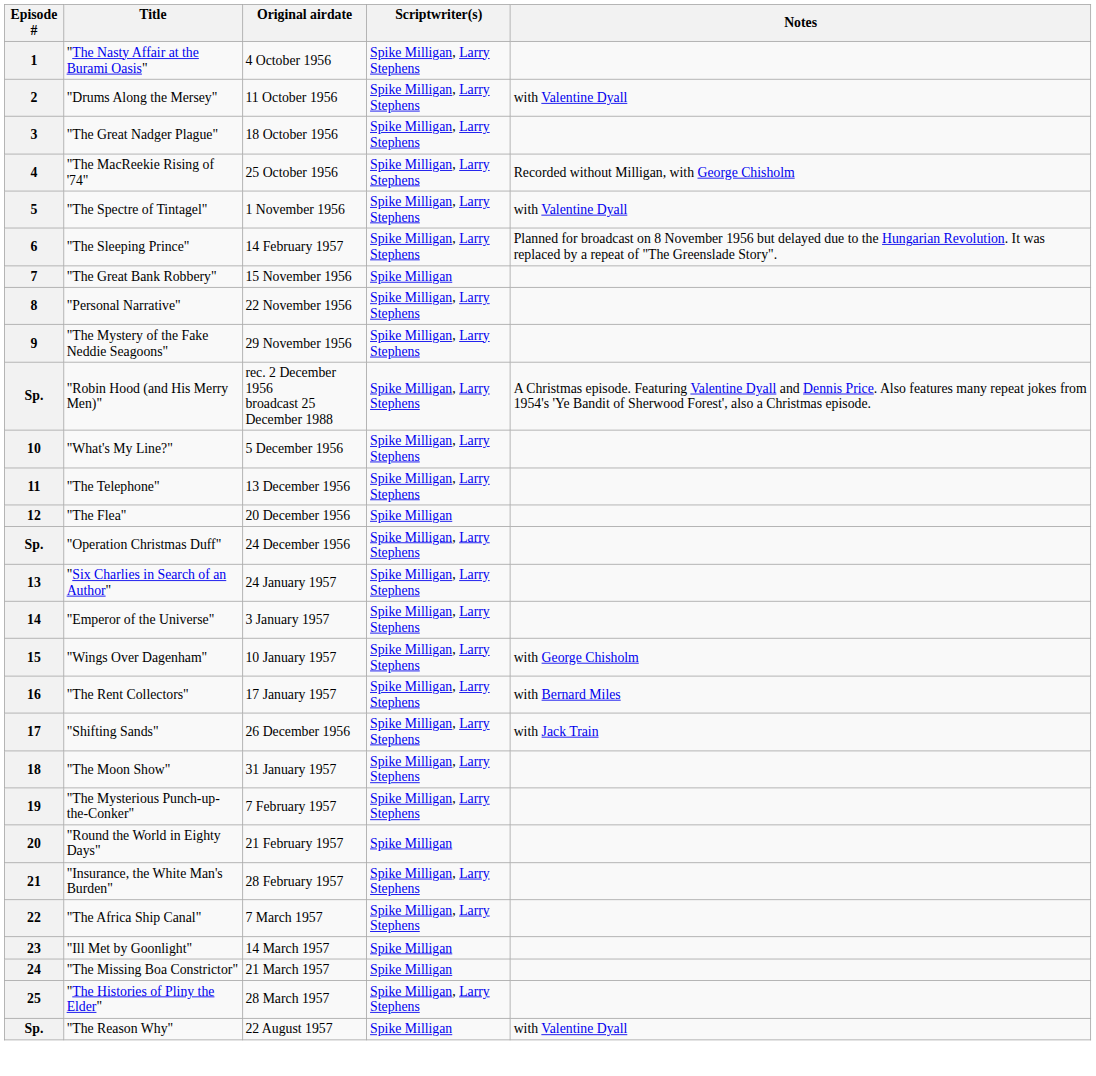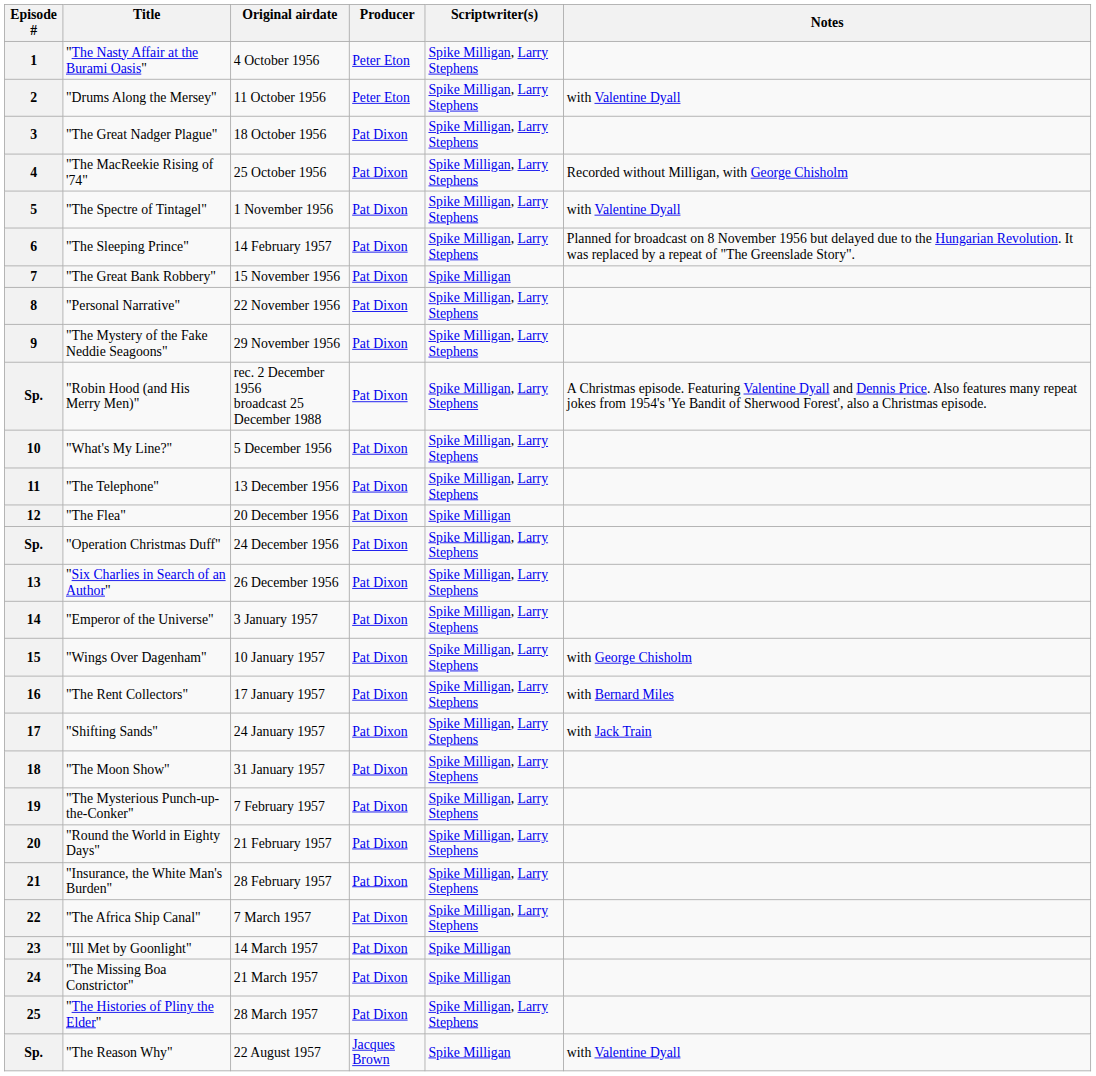+ column: (387, 15)
(291, 582) 24 January 1957 -> (286, 582) 26 December 1956
(298, 731) 26 December 1956 -> (279, 731) 24 January 1957
(411, 843) Spike Milligan -> (488, 843) Spike Milligan, Larry Stephens
